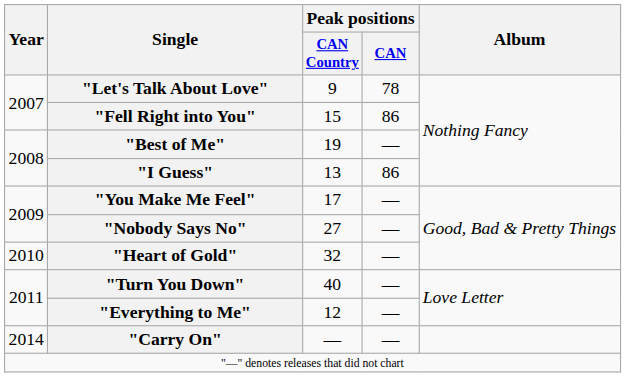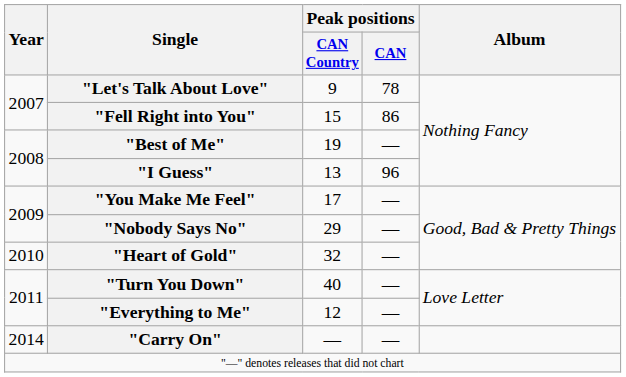(390, 172) 86 -> (390, 172) 96
(332, 228) 27 -> (332, 228) 29
